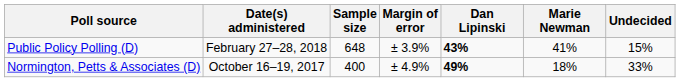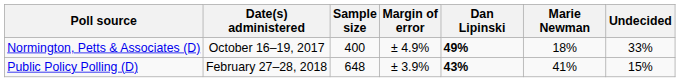rows swapped: (73, 47) <-> (104, 67)
